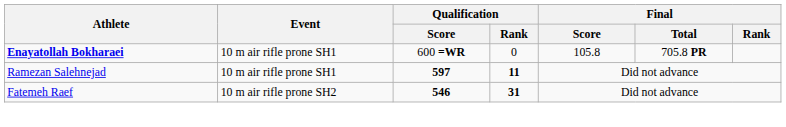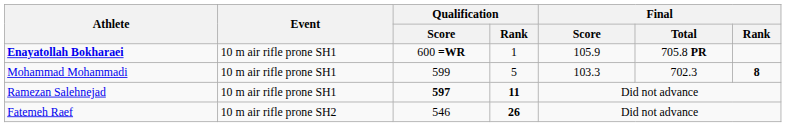(514, 53) 0 -> (514, 53) 1
(587, 53) 105.8 -> (587, 53) 105.9
+ row: (67, 73)
(441, 92) bold -> (441, 112) normal
(514, 92) 31 -> (514, 112) 26
